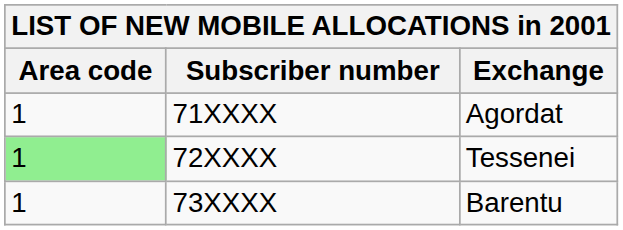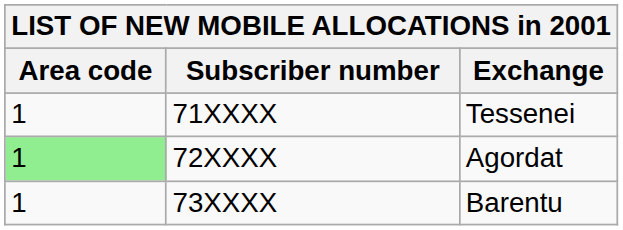(514, 114) Agordat -> (520, 114) Tessenei
(520, 158) Tessenei -> (514, 158) Agordat
